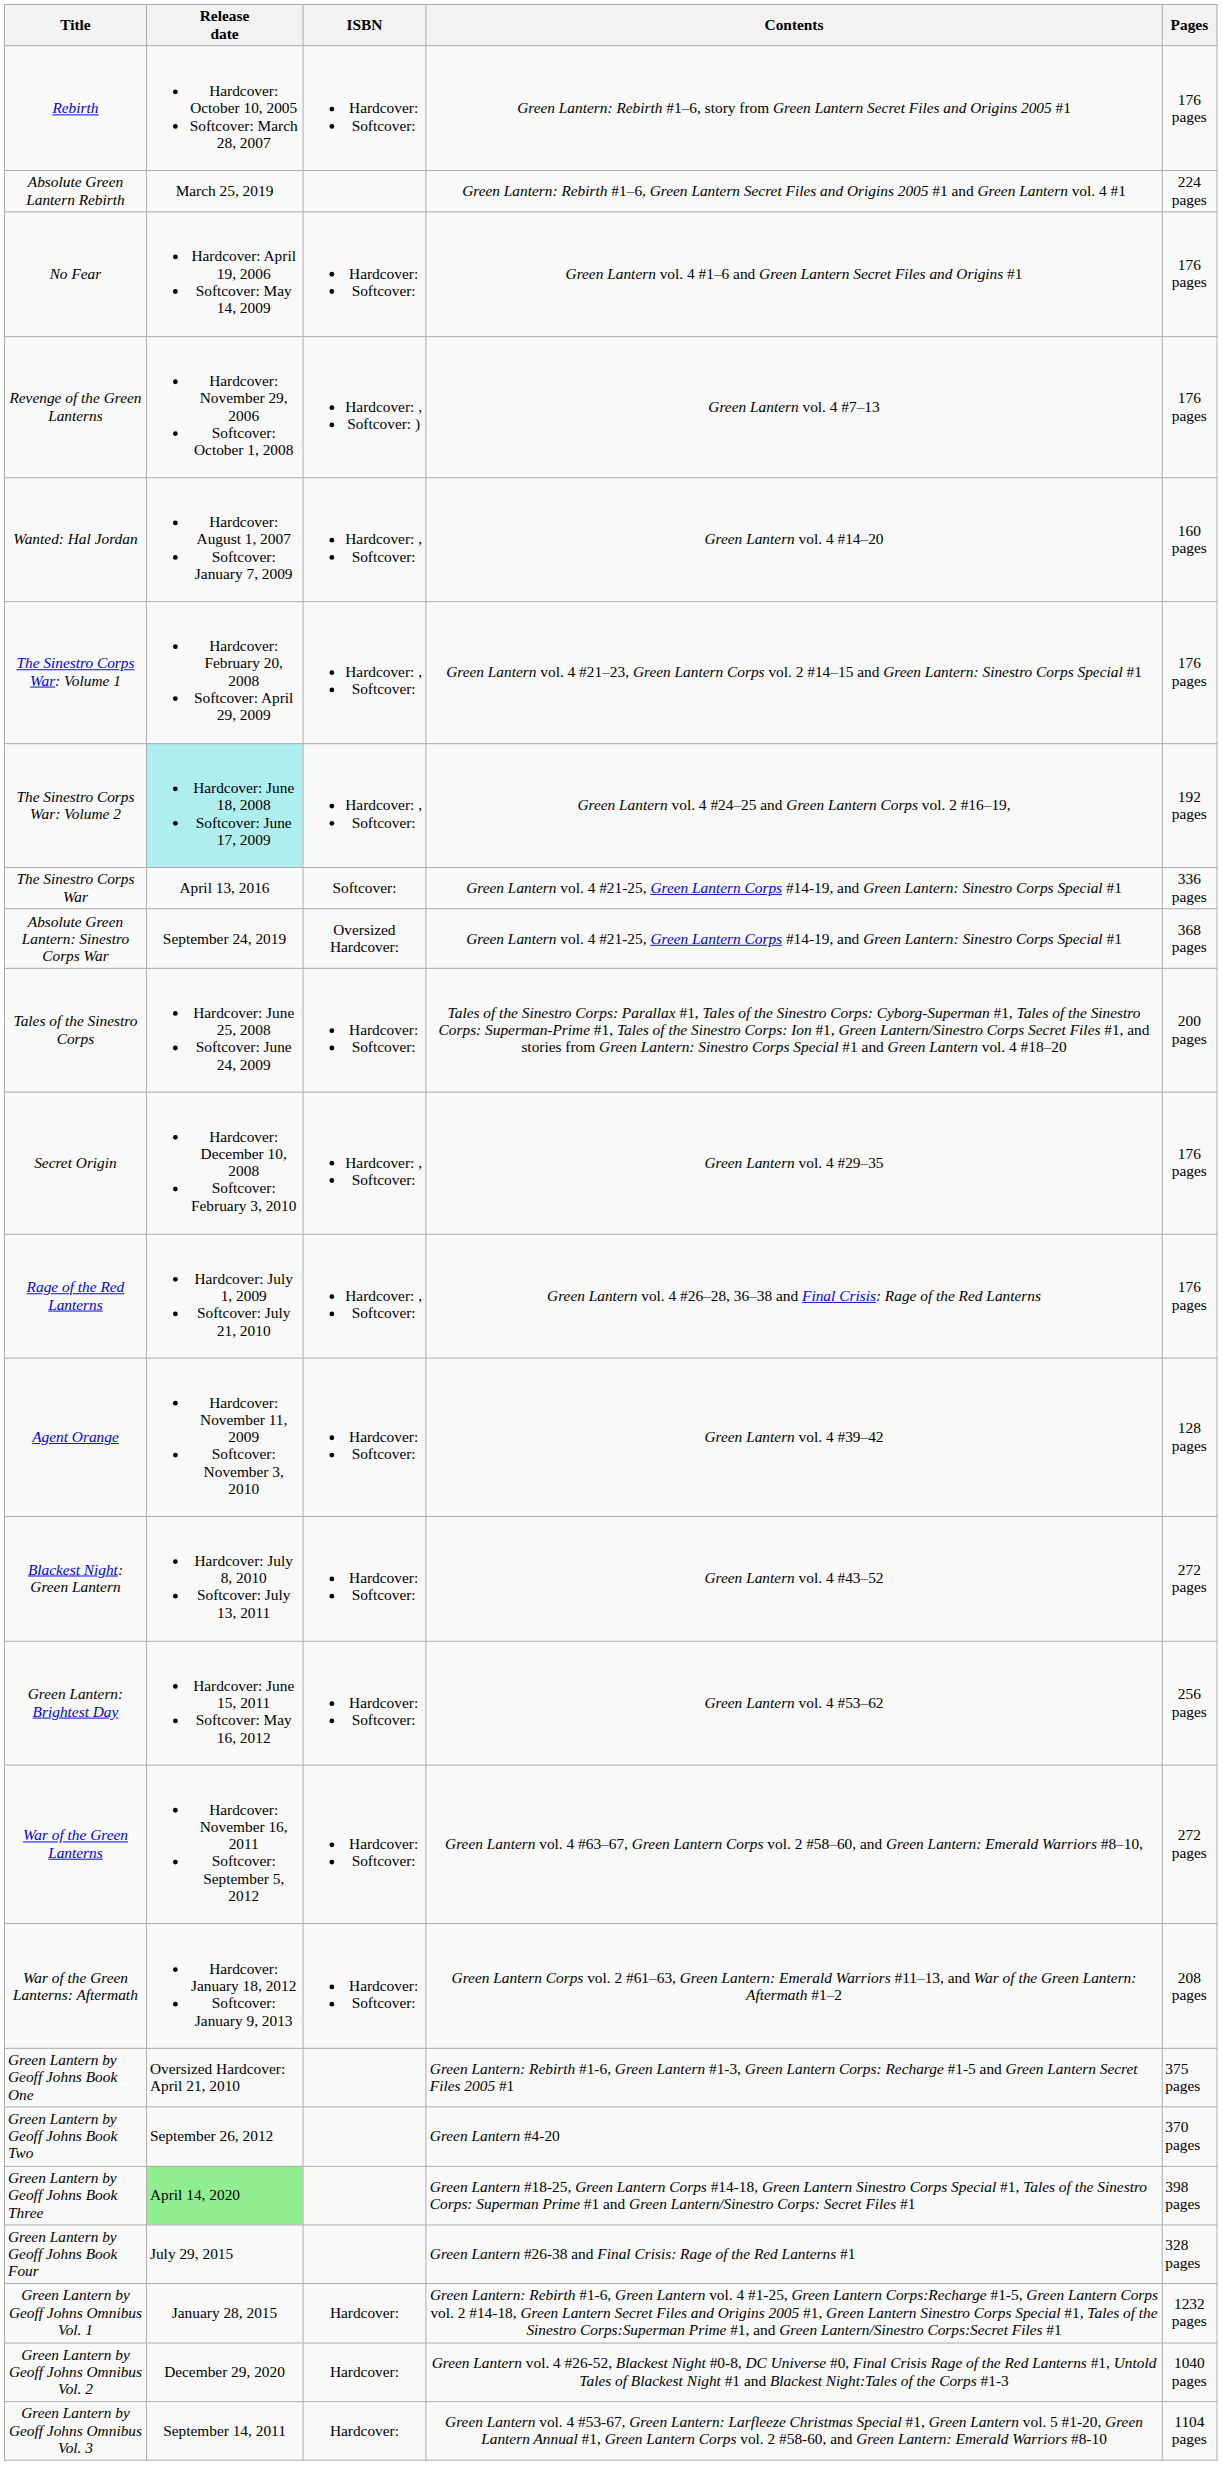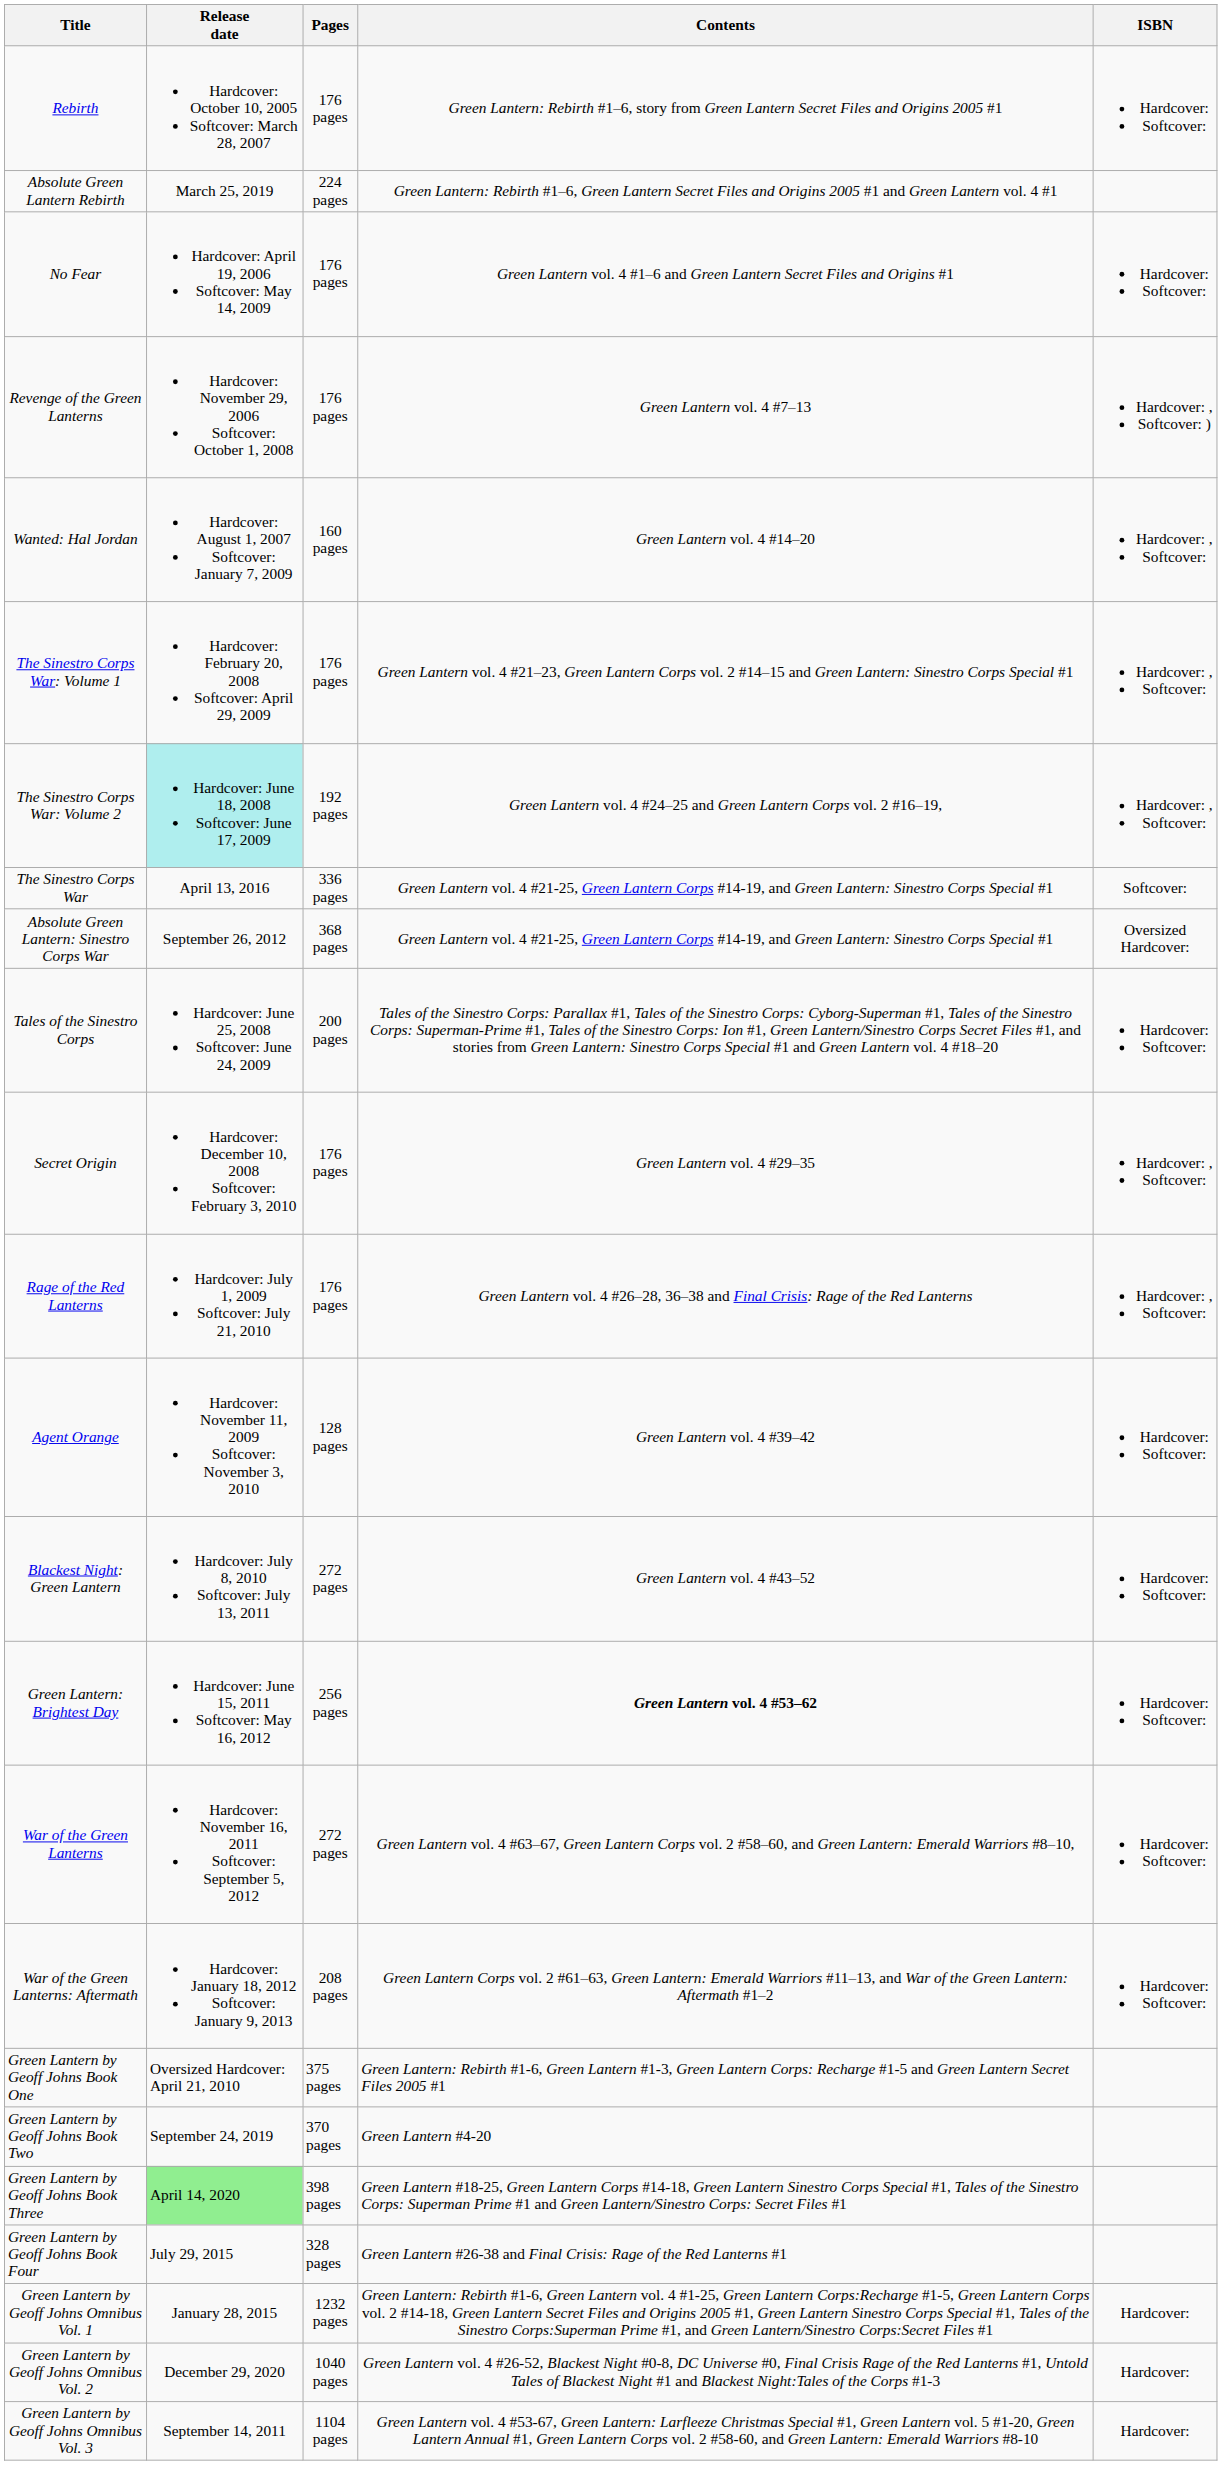columns swapped: (364, 25) <-> (1189, 25)
(224, 938) September 24, 2019 -> (224, 938) September 26, 2012
(794, 1703) normal -> (725, 1703) bold
(212, 2136) September 26, 2012 -> (212, 2136) September 24, 2019
